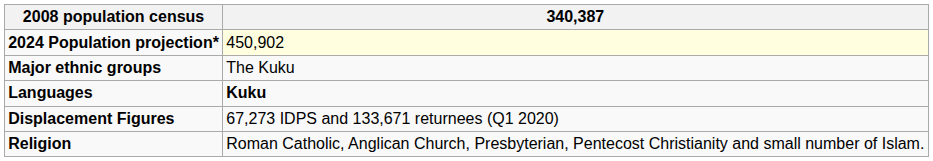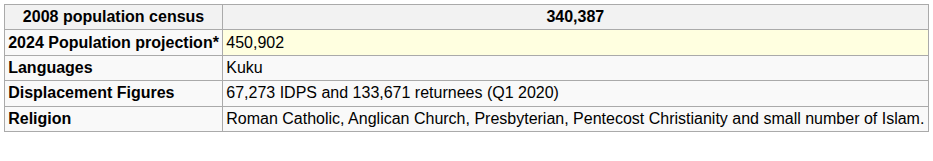- row: (85, 67)
(246, 93) bold -> (244, 67) normal
